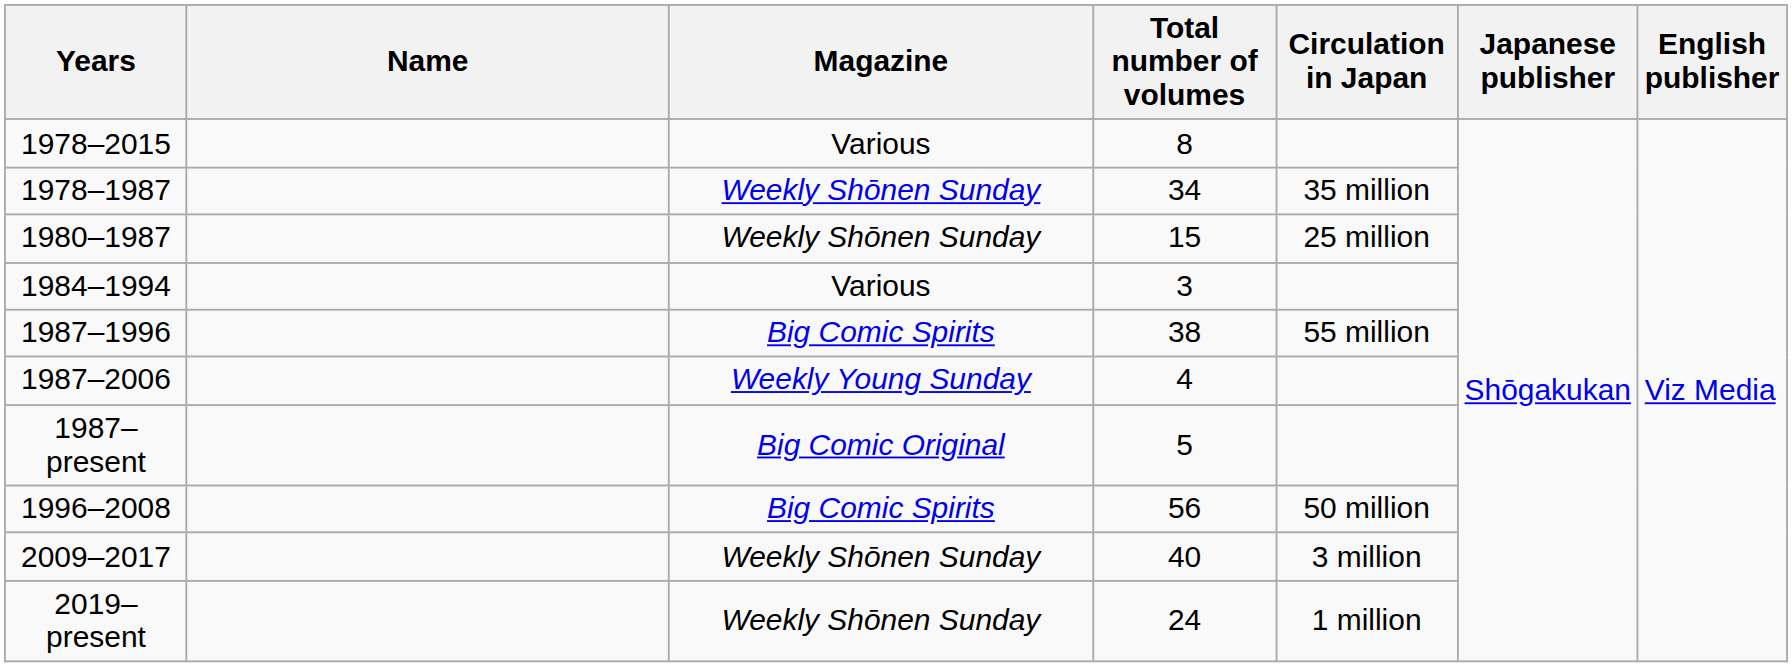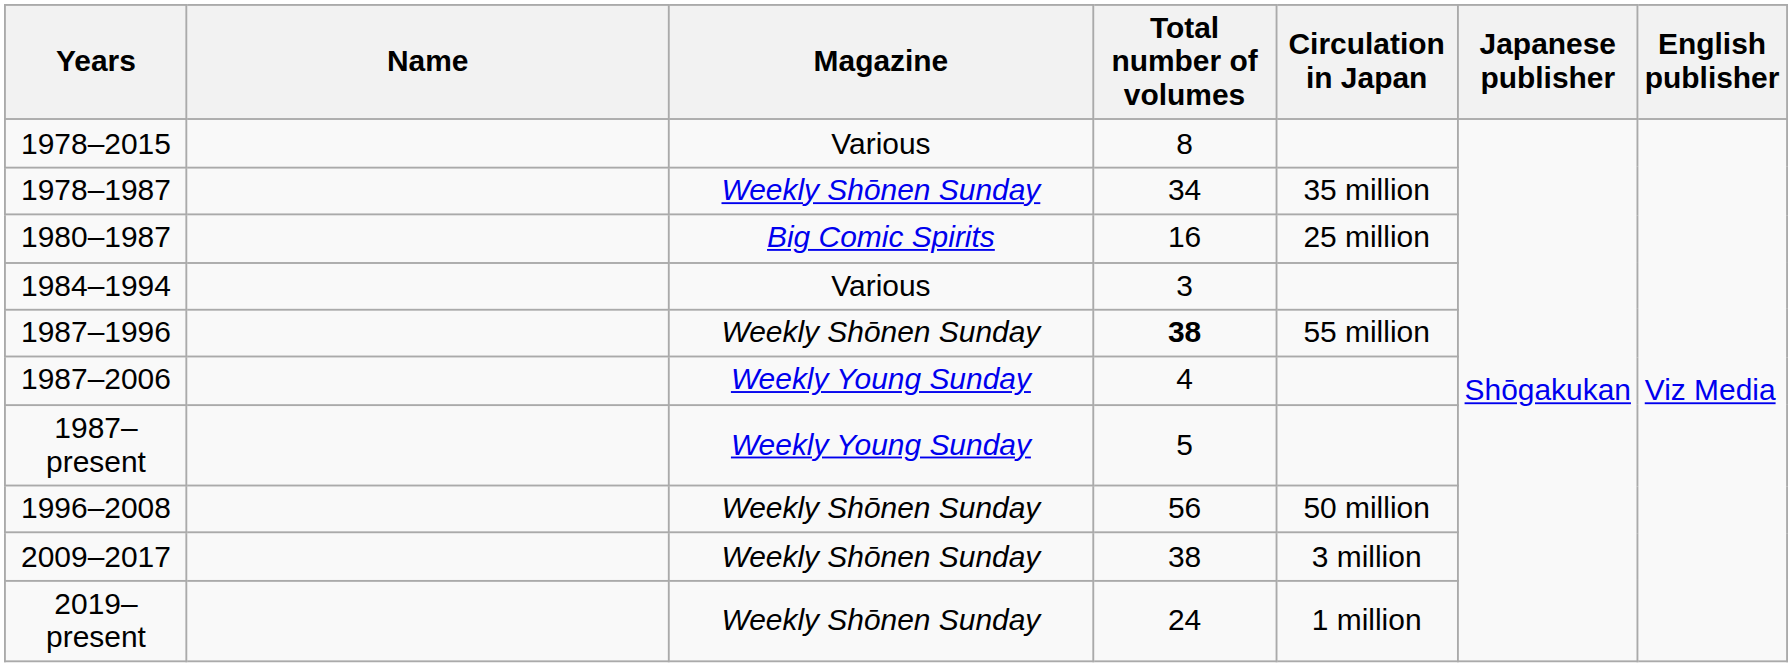(881, 237) Weekly Shōnen Sunday -> (881, 237) Big Comic Spirits
(1185, 237) 15 -> (1185, 237) 16
(881, 332) Big Comic Spirits -> (881, 332) Weekly Shōnen Sunday
(1185, 332) normal -> (1185, 332) bold
(881, 444) Big Comic Original -> (881, 444) Weekly Young Sunday
(881, 508) Big Comic Spirits -> (881, 508) Weekly Shōnen Sunday
(1185, 556) 40 -> (1185, 556) 38
